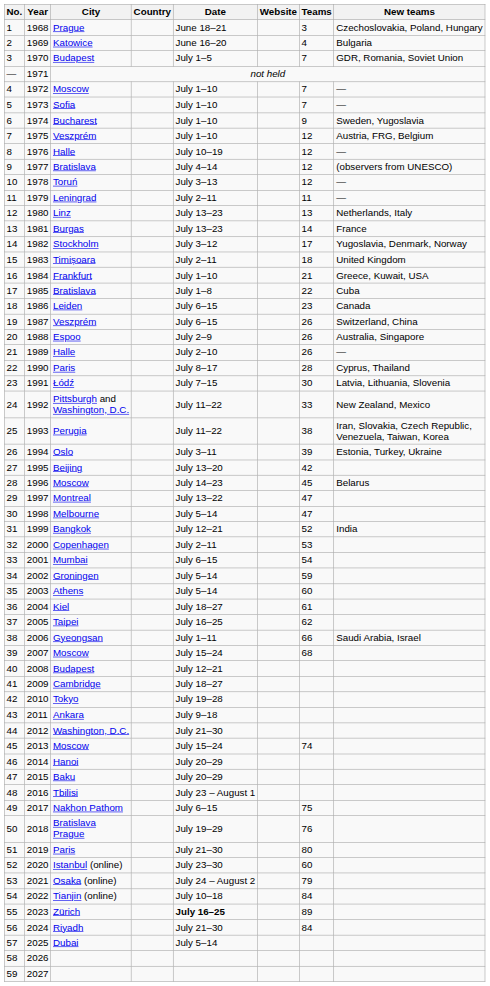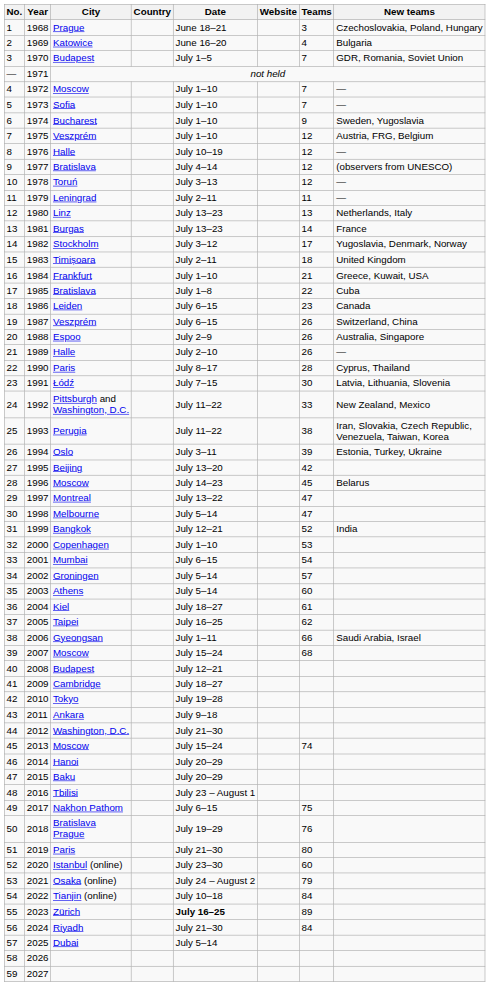(196, 544) July 2–11 -> (196, 544) July 1–10
(307, 575) 59 -> (307, 575) 57
